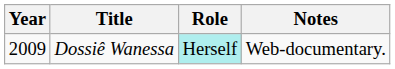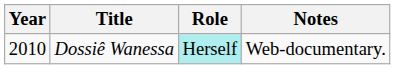(27, 48) 2009 -> (27, 48) 2010
